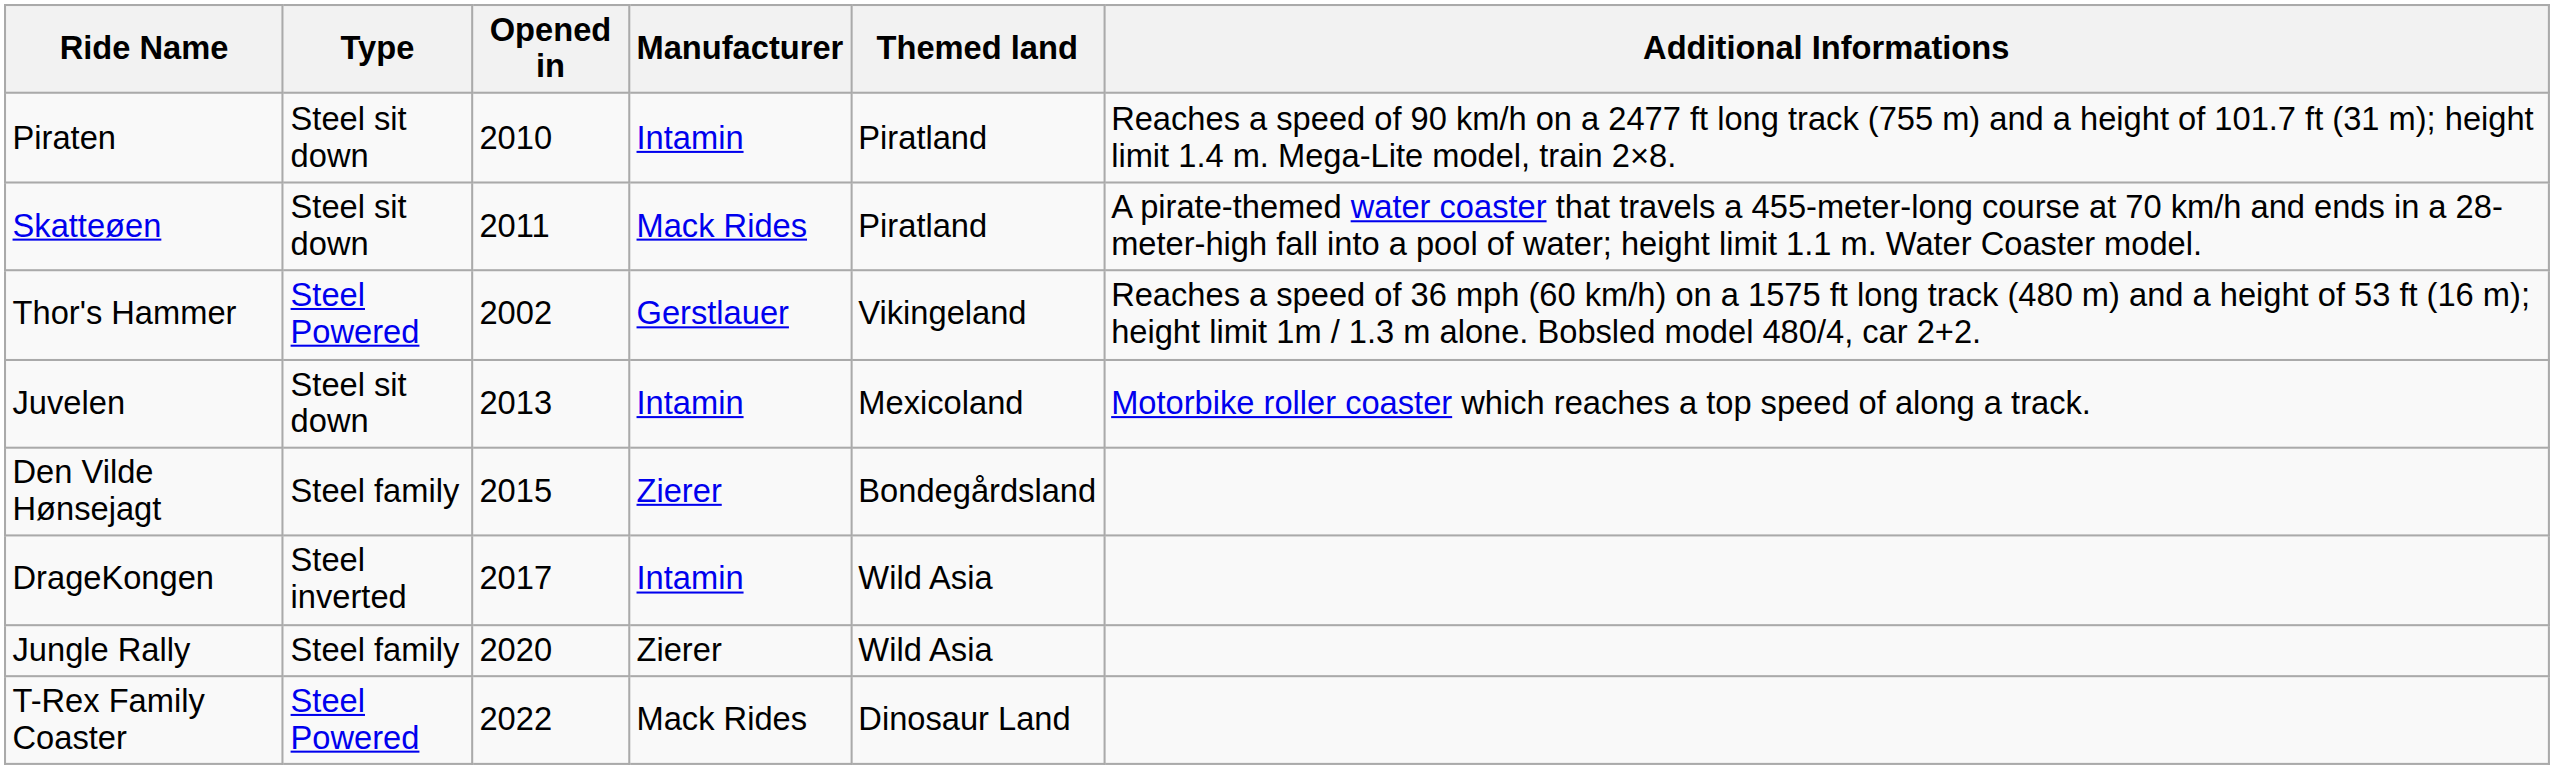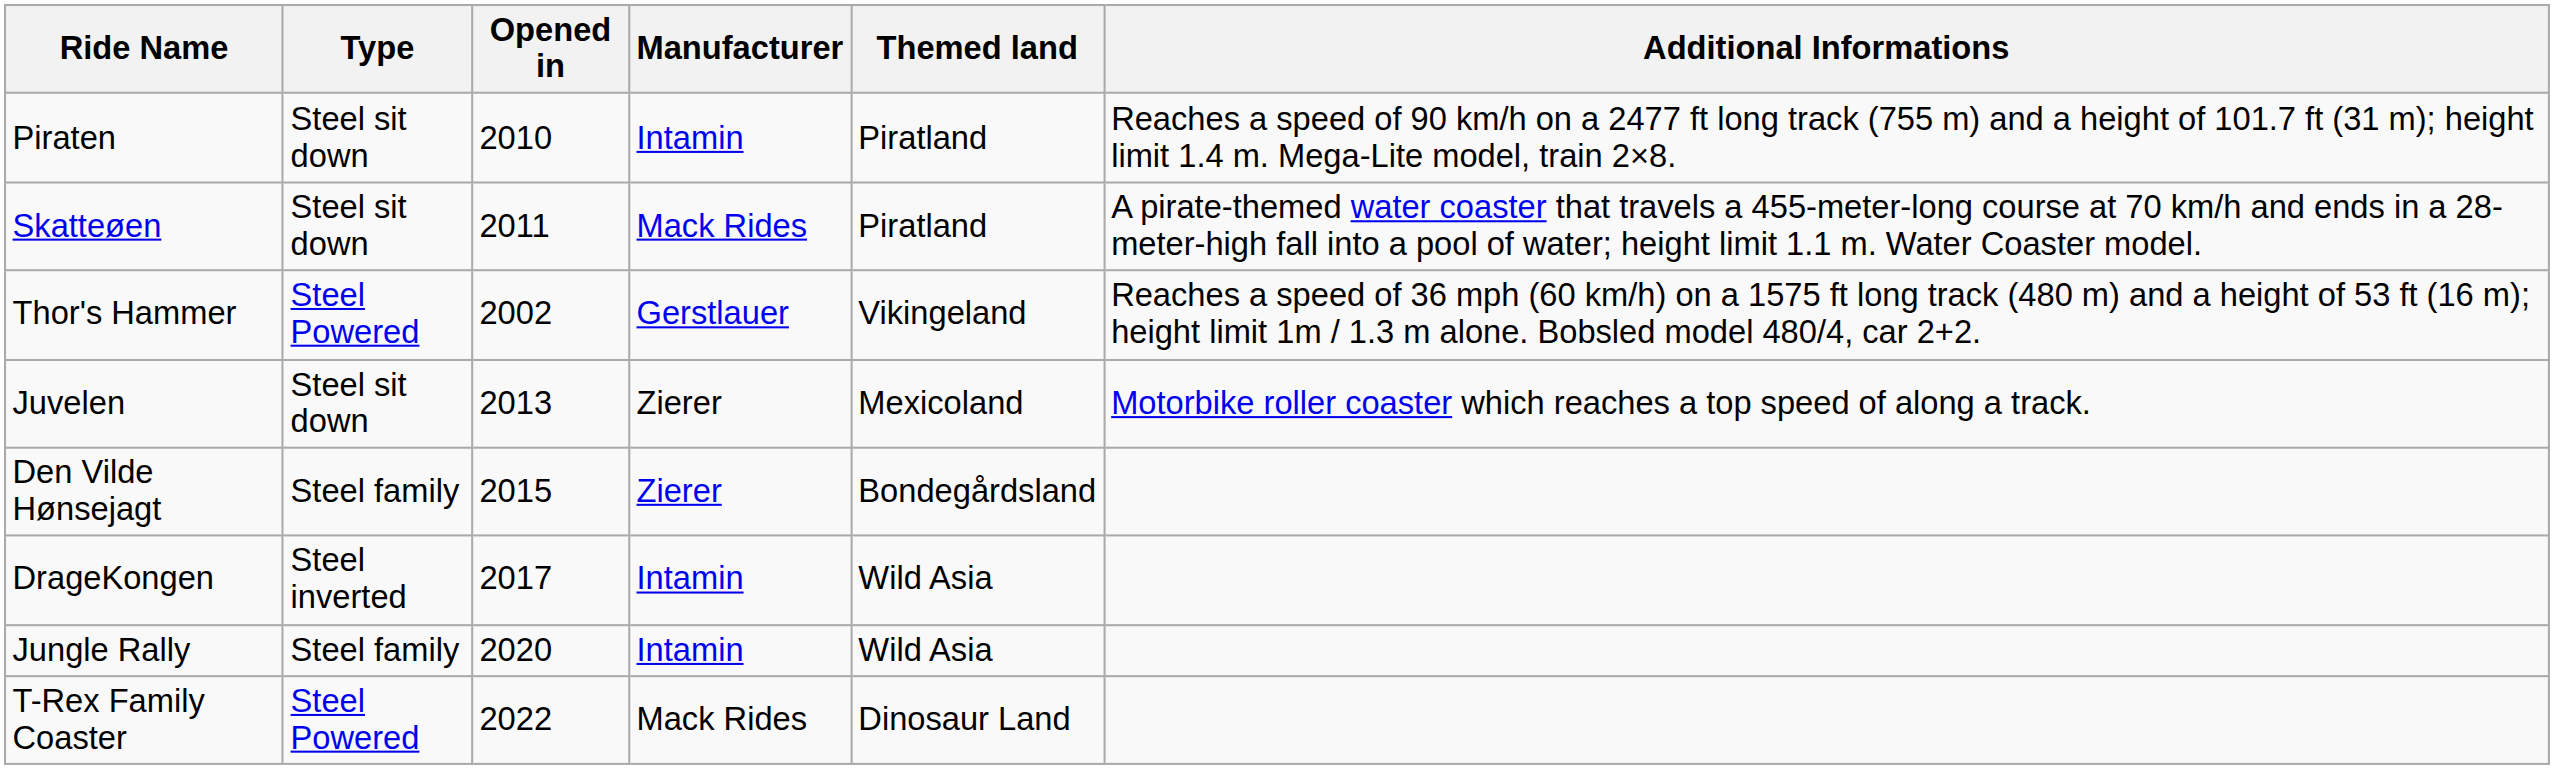(690, 402) Intamin -> (679, 402) Zierer
(679, 649) Zierer -> (690, 649) Intamin
